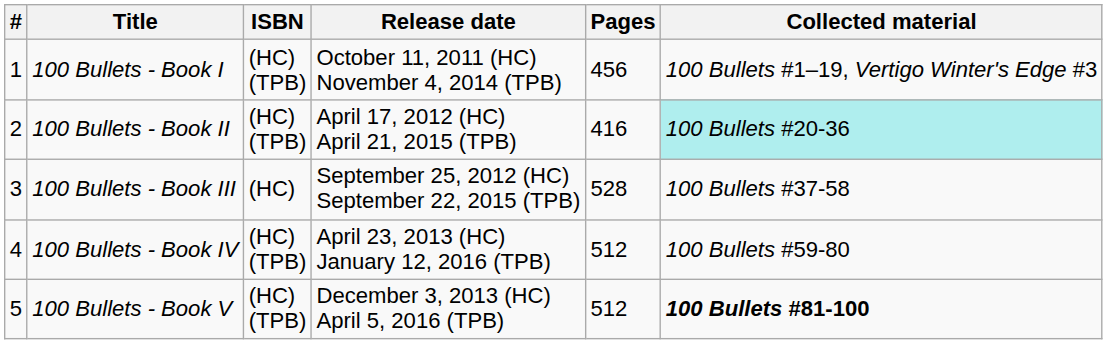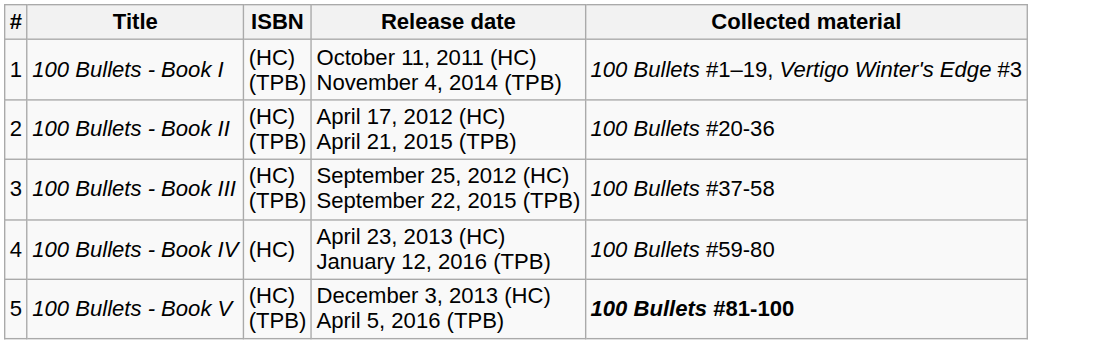- column: (623, 22)
(758, 129) paleturquoise background -> (683, 129) no background
(272, 189) (HC) -> (277, 189) (HC) (TPB)
(277, 249) (HC) (TPB) -> (272, 249) (HC)
